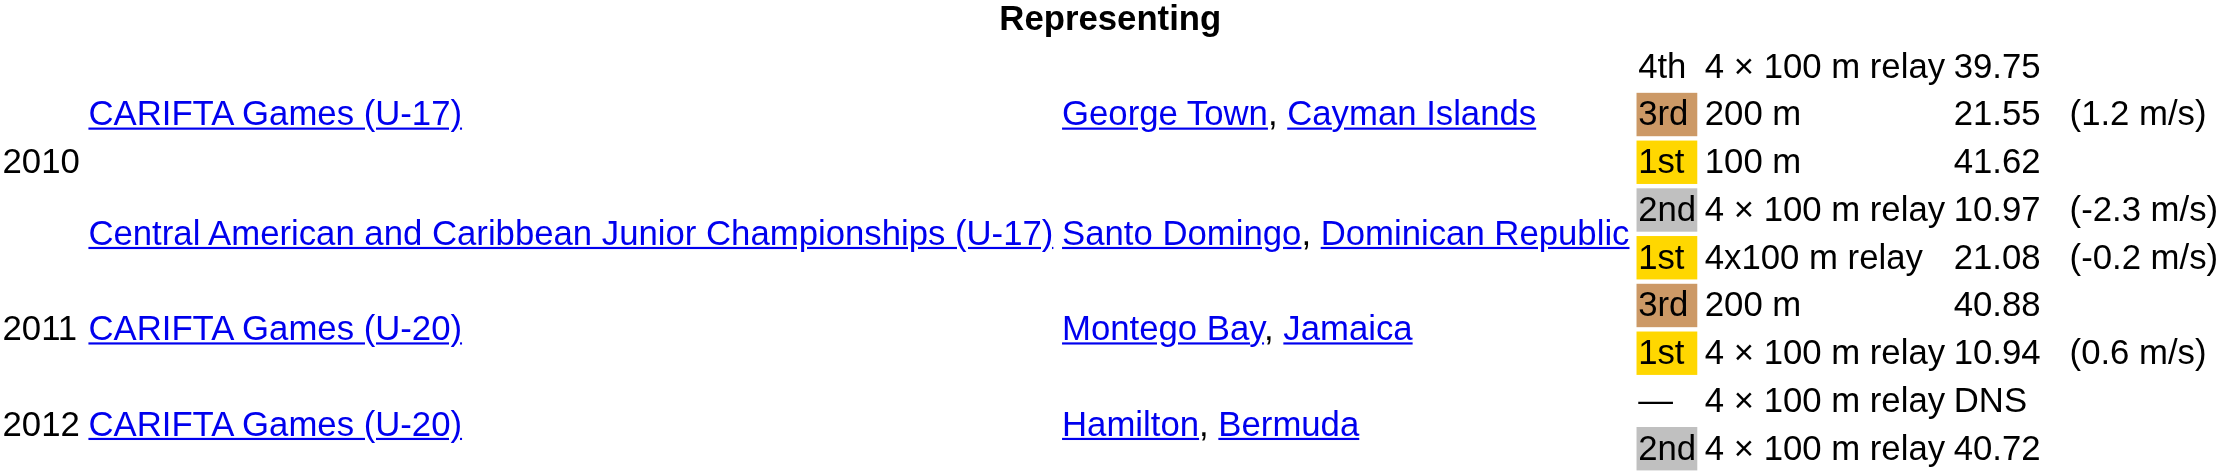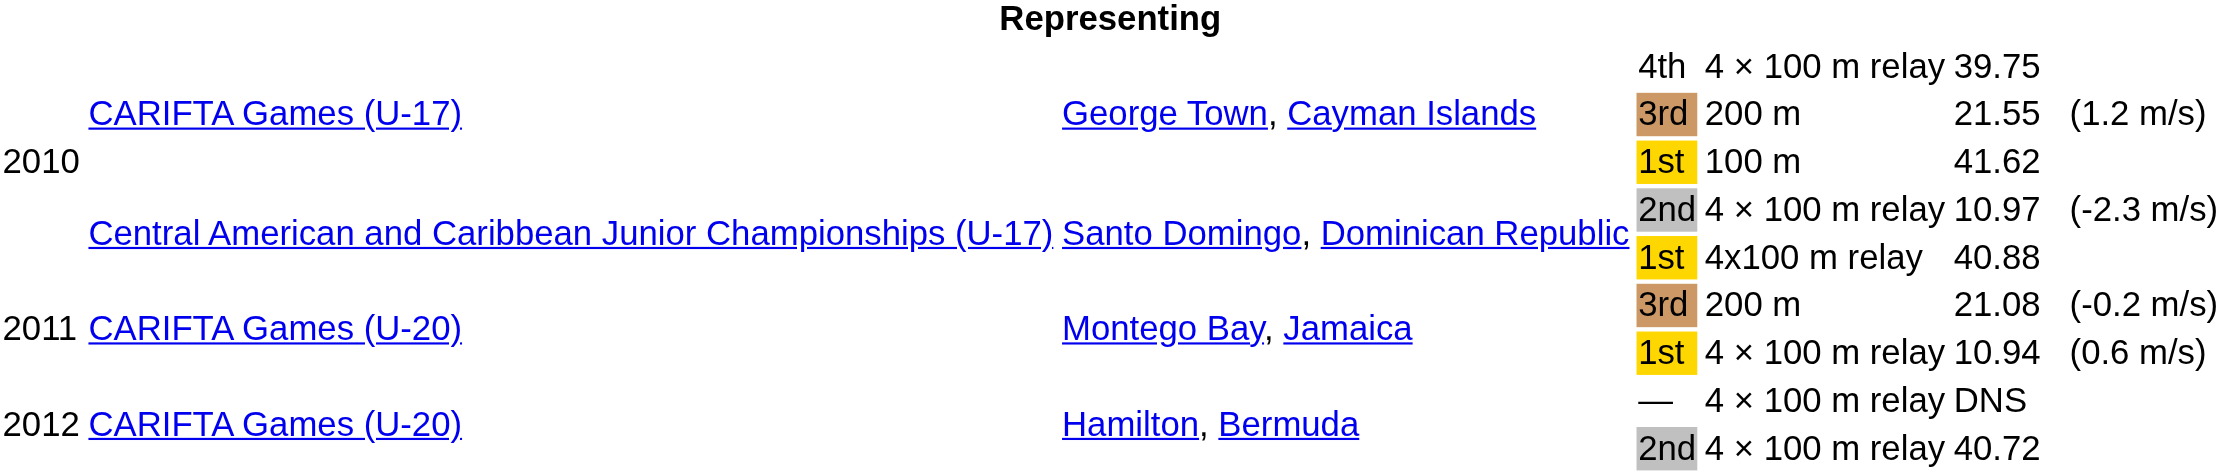(2086, 257) 21.08 (-0.2 m/s) -> (1997, 257) 40.88
(1997, 304) 40.88 -> (2086, 304) 21.08 (-0.2 m/s)
